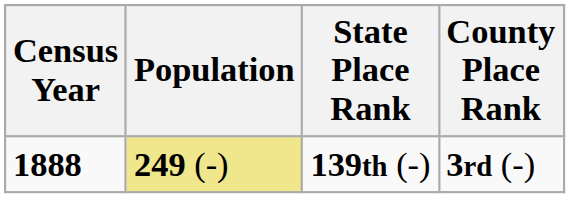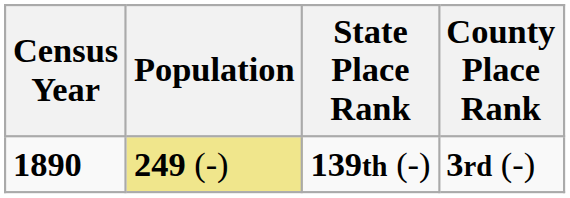(47, 163) 1888 -> (47, 163) 1890
